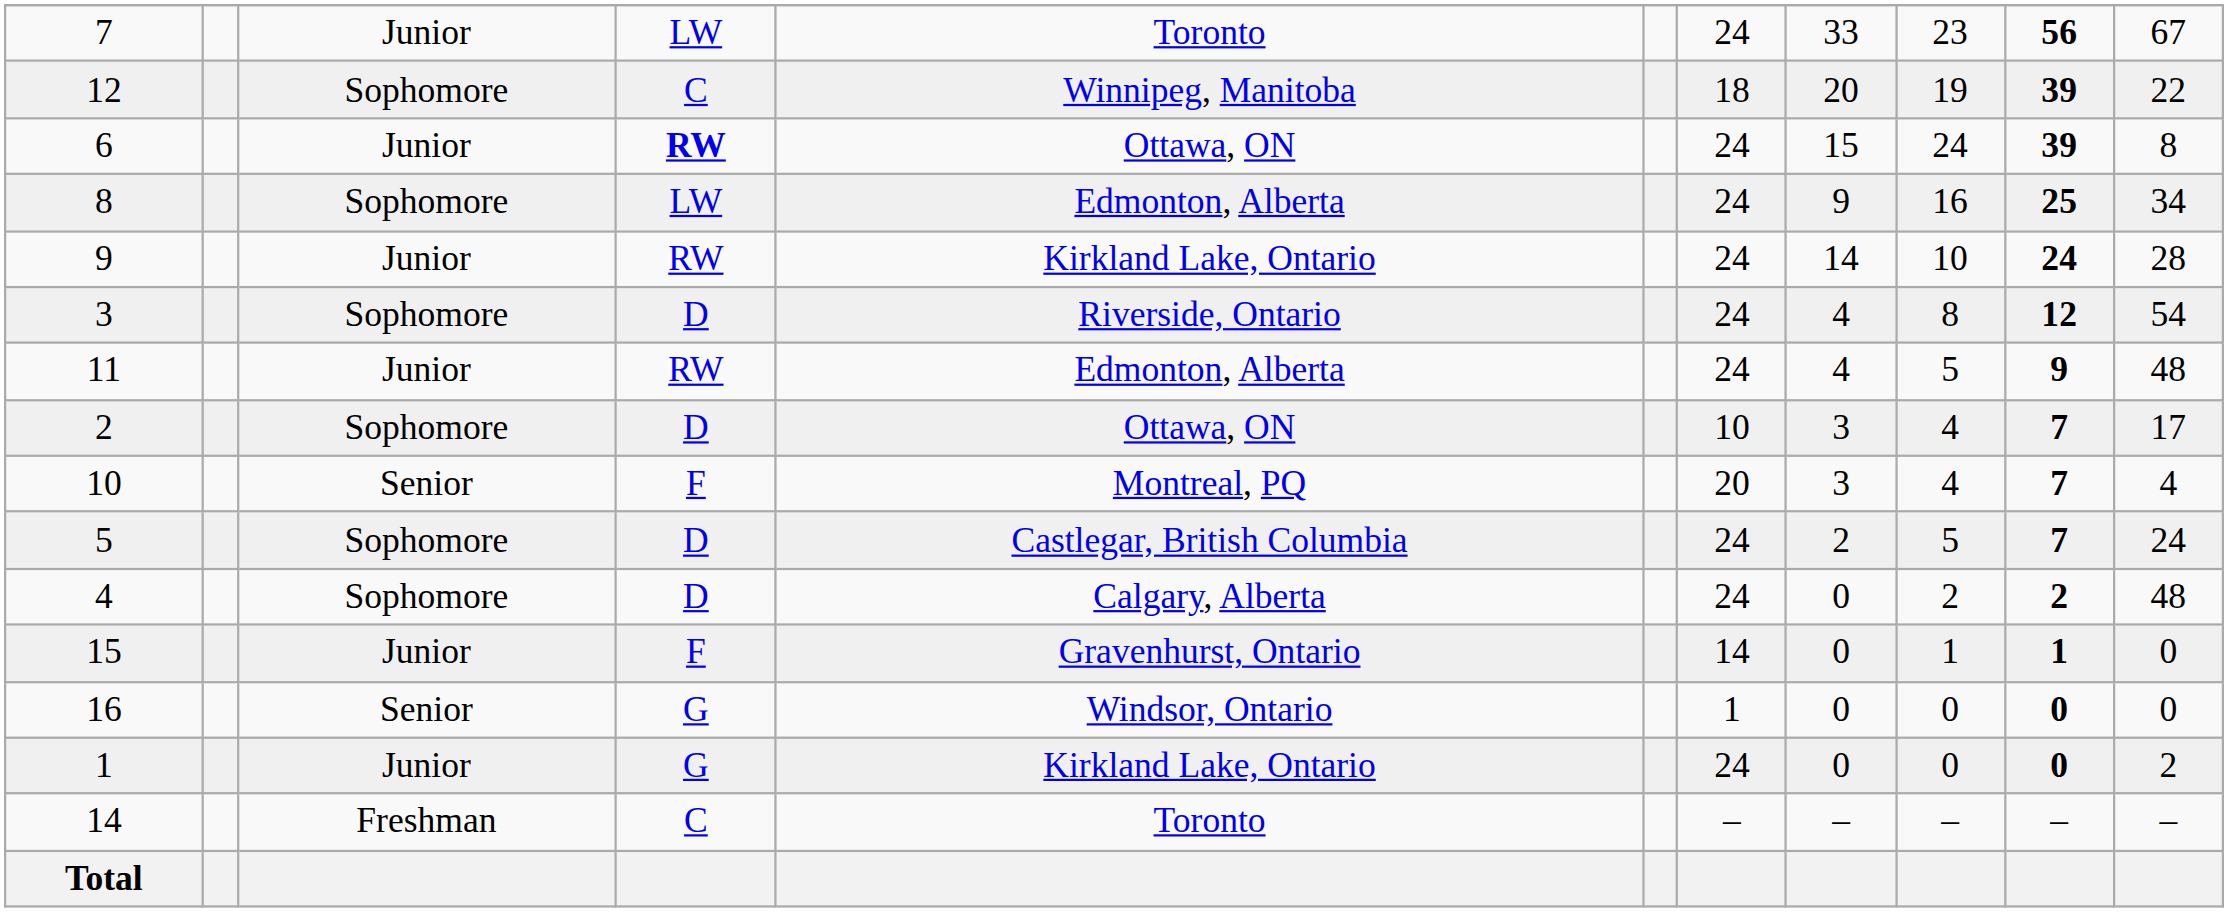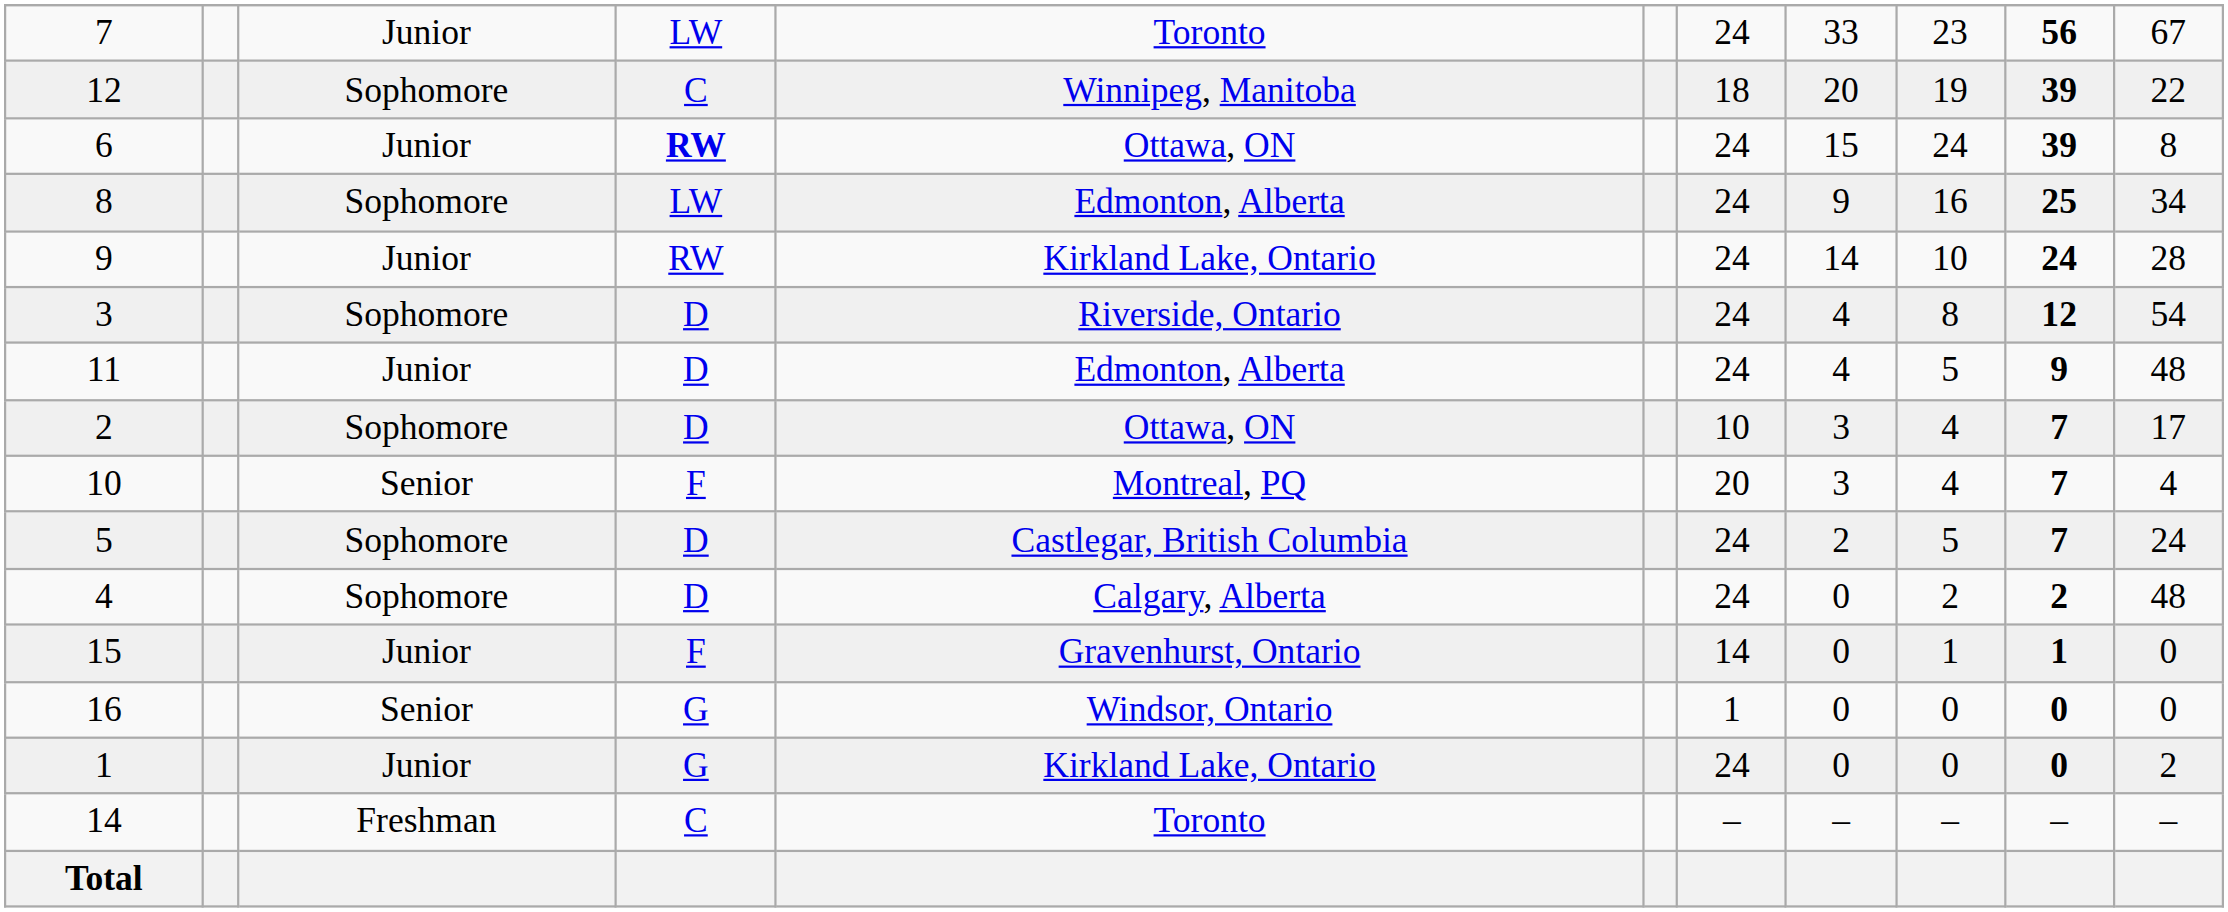(696, 370) RW -> (696, 370) D
